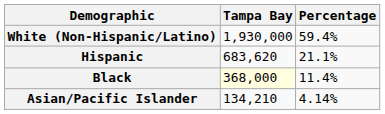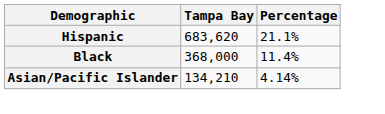- row: (112, 36)
(250, 78) lightyellow background -> (211, 57) no background
